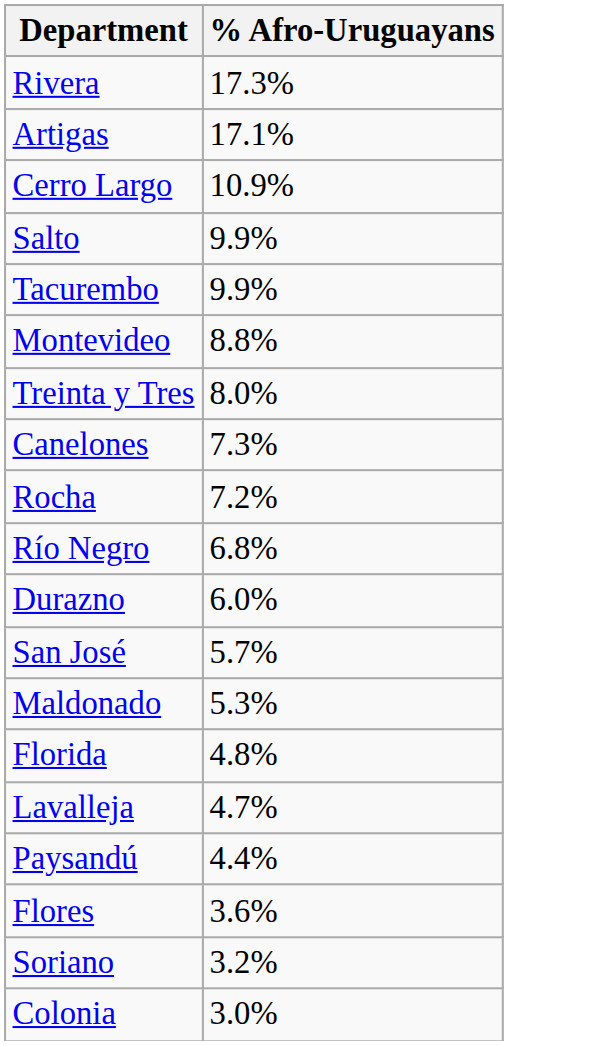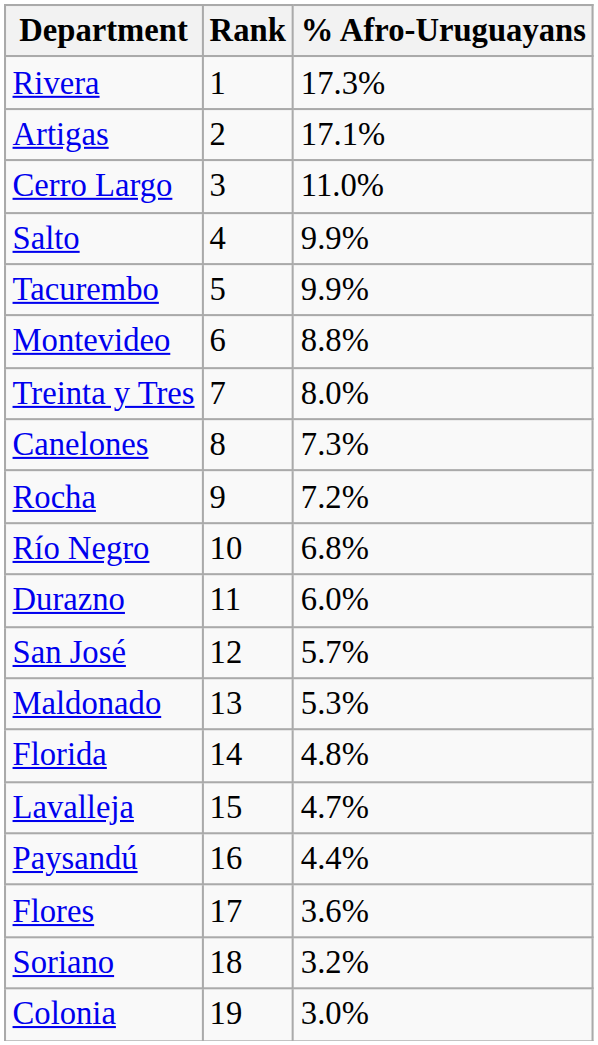+ column: (248, 30)
(252, 185) 10.9% -> (342, 185) 11.0%
